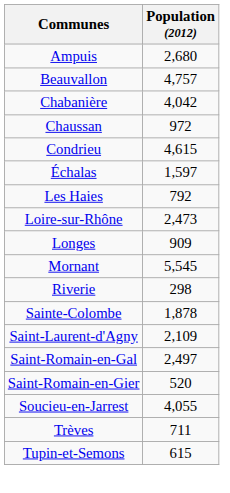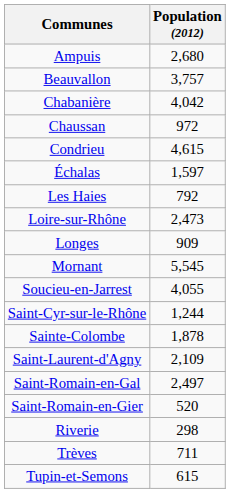(181, 79) 4,757 -> (187, 79) 3,757
rows swapped: (74, 289) <-> (74, 406)
+ row: (77, 312)
